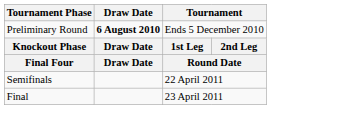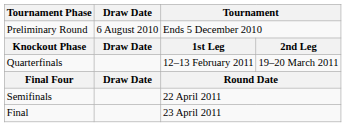(128, 29) bold -> (127, 29) normal
+ row: (35, 63)
